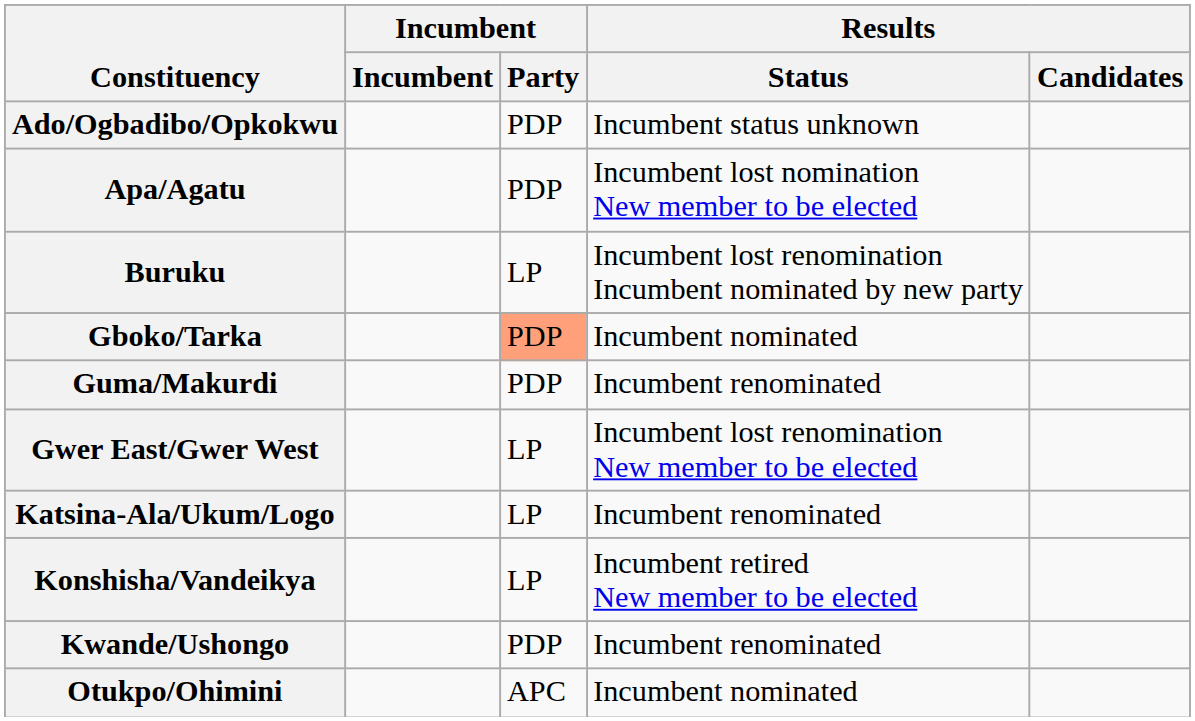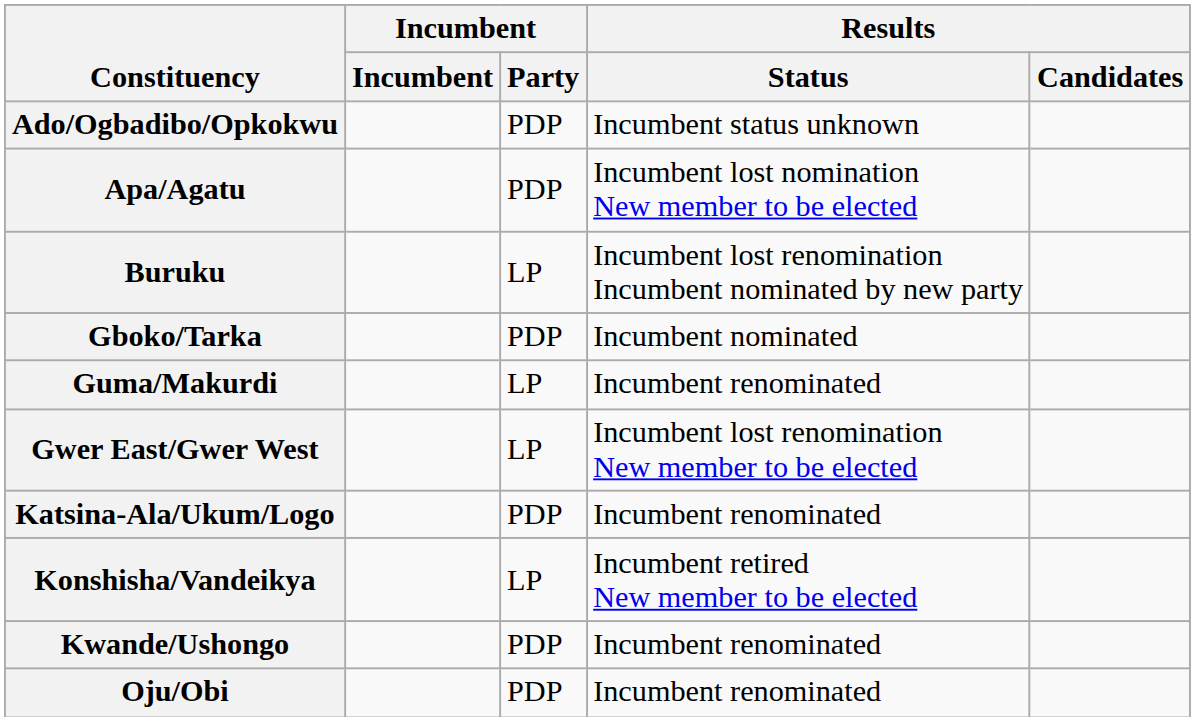(535, 336) lightsalmon background -> (535, 336) no background
(535, 384) PDP -> (525, 384) LP
(525, 514) LP -> (535, 514) PDP
+ row: (175, 692)
- row: (175, 692)
